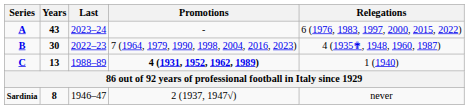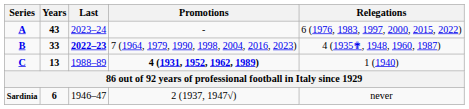(54, 46) 30 -> (54, 46) 33
(89, 46) normal -> (89, 46) bold
(54, 96) 8 -> (54, 96) 6
